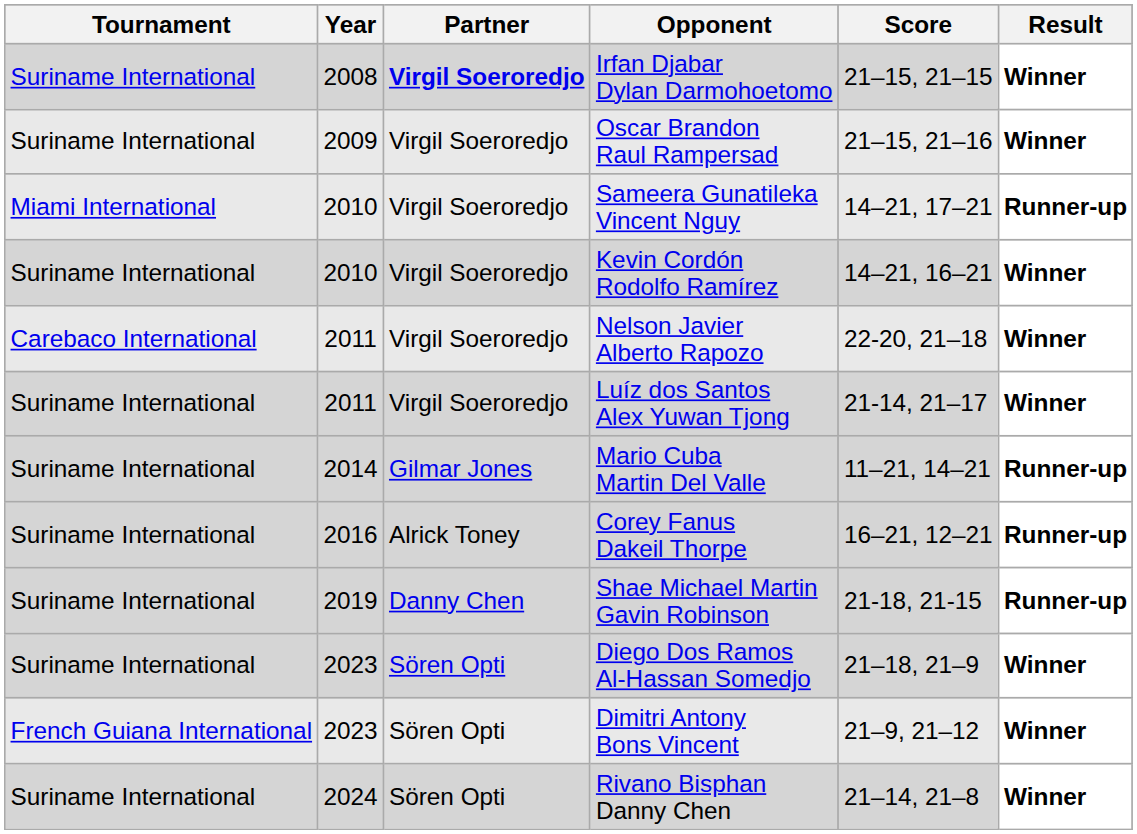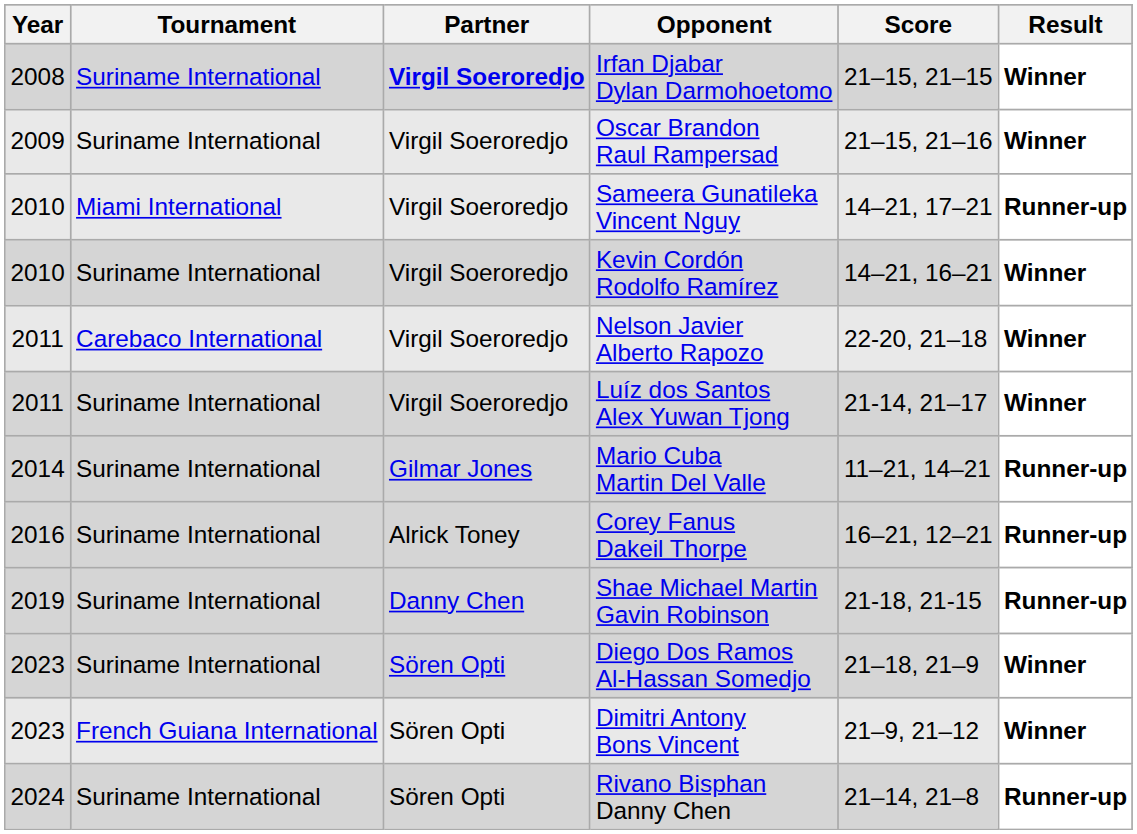columns swapped: (351, 24) <-> (161, 24)
(1045, 797) Winner -> (1066, 797) Runner-up
